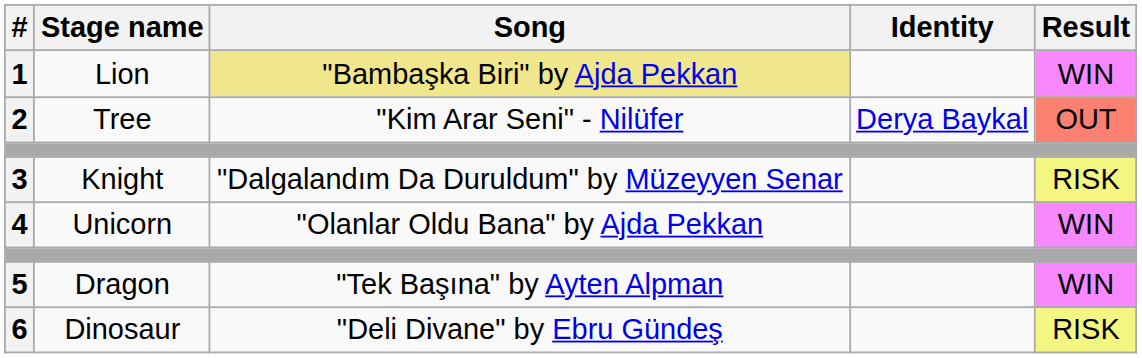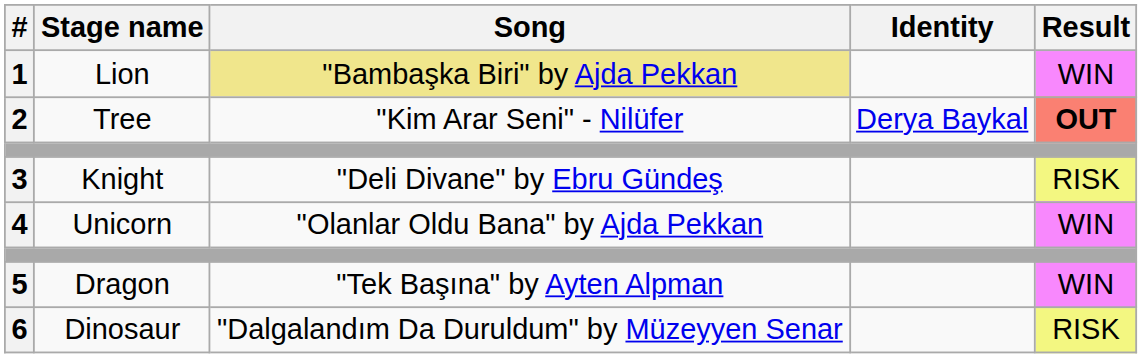(1086, 119) normal -> (1086, 119) bold
(530, 178) "Dalgalandım Da Duruldum" by Müzeyyen Senar -> (530, 178) "Deli Divane" by Ebru Gündeş
(530, 329) "Deli Divane" by Ebru Gündeş -> (530, 329) "Dalgalandım Da Duruldum" by Müzeyyen Senar
